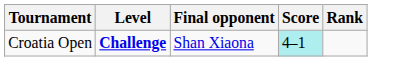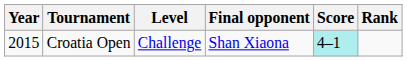+ column: (24, 17)
(133, 43) bold -> (170, 43) normal
